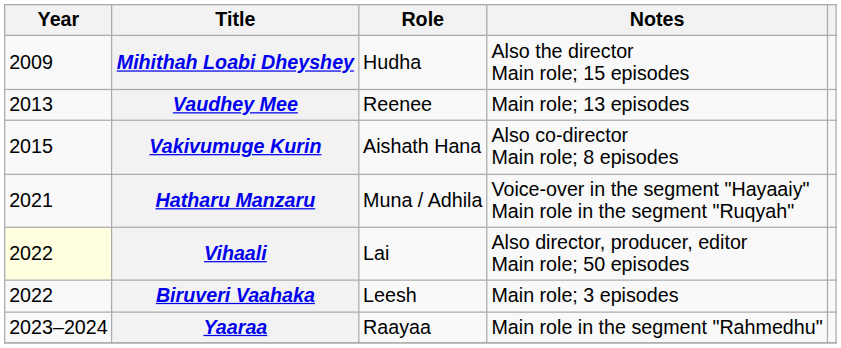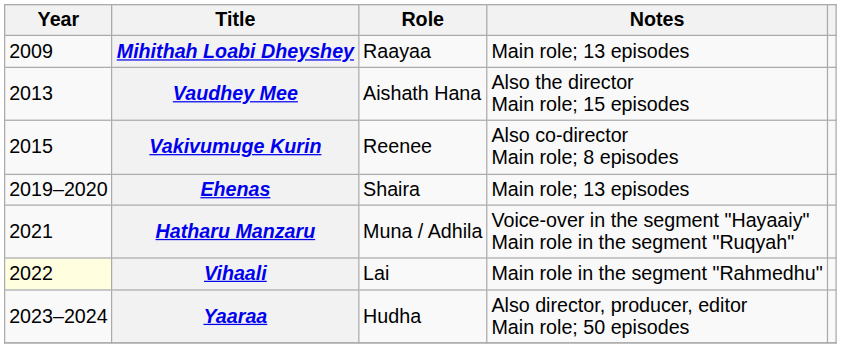(392, 62) Hudha -> (397, 51) Raayaa
(590, 62) Also the director Main role; 15 episodes -> (590, 51) Main role; 13 episodes
(398, 104) Reenee -> (422, 93) Aishath Hana
(590, 104) Main role; 13 episodes -> (590, 93) Also the director Main role; 15 episodes
(422, 146) Aishath Hana -> (398, 146) Reenee
+ row: (235, 189)
(619, 253) Also director, producer, editor Main role; 50 episodes -> (657, 273) Main role in the segment "Rahmedhu"
- row: (235, 295)
(397, 327) Raayaa -> (392, 316) Hudha
(657, 327) Main role in the segment "Rahmedhu" -> (619, 316) Also director, producer, editor Main role; 50 episodes
